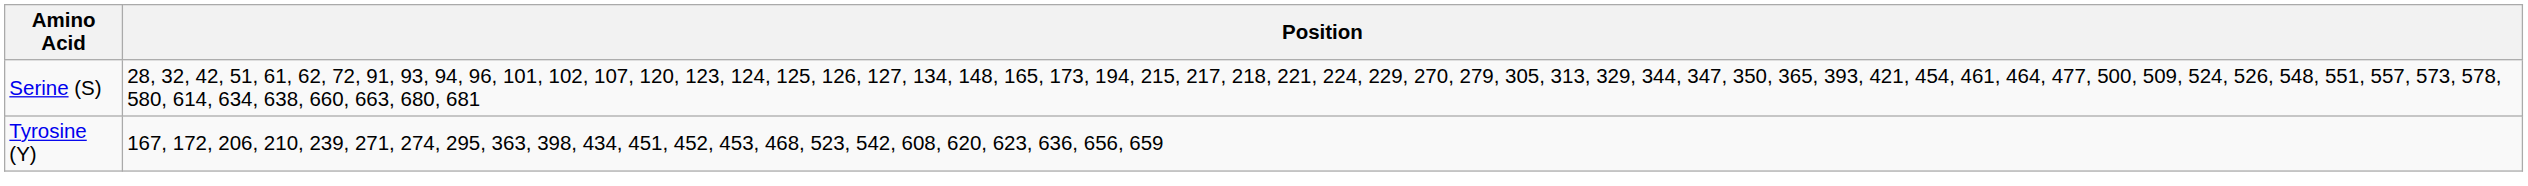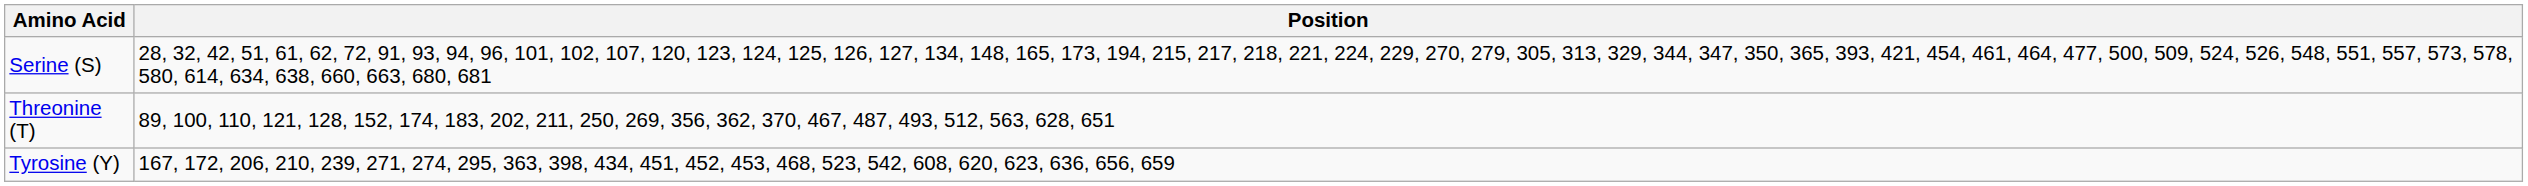+ row: (55, 120)
